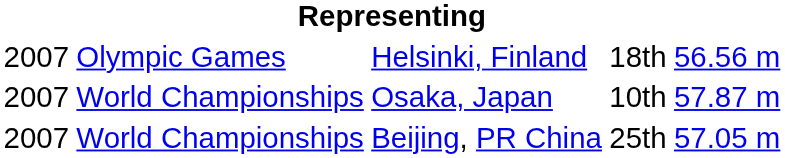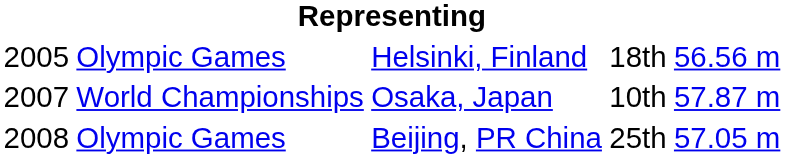(36, 57) 2007 -> (36, 57) 2005
(36, 138) 2007 -> (36, 138) 2008
(220, 138) World Championships -> (181, 138) Olympic Games
